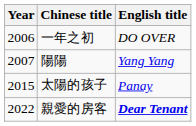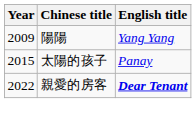- row: (67, 37)
(21, 61) 2007 -> (21, 37) 2009
